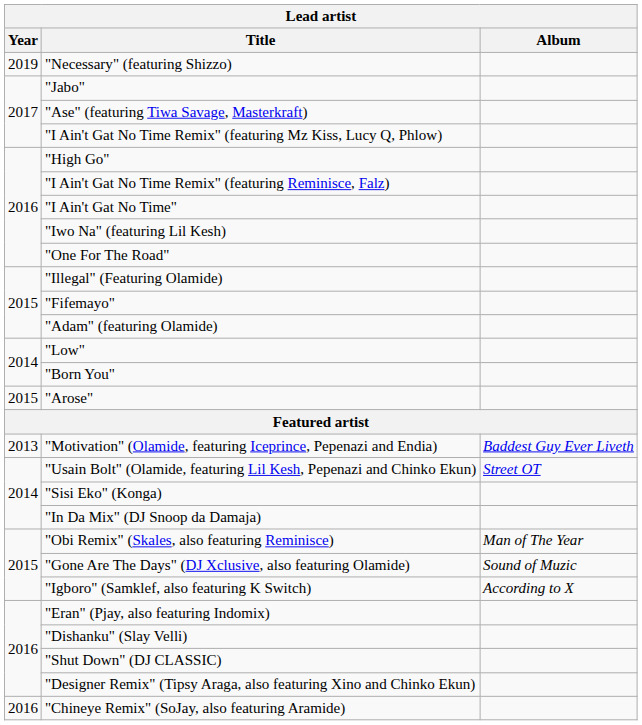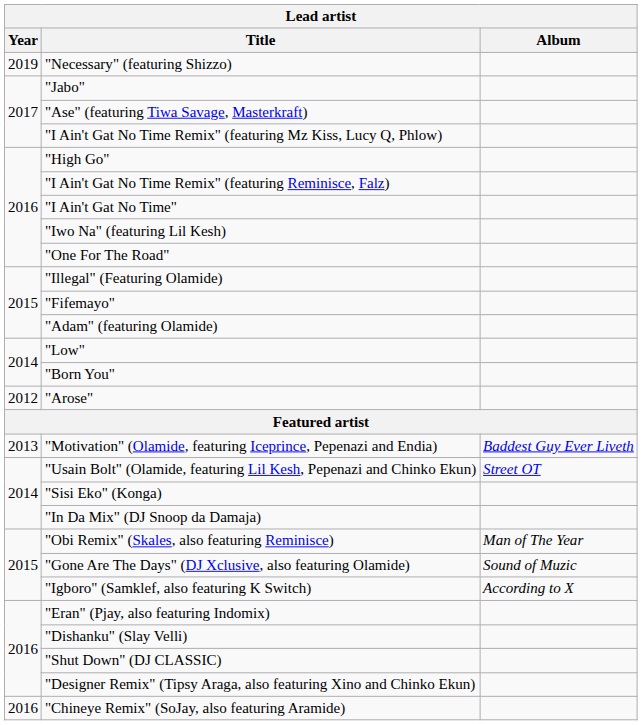(23, 398) 2015 -> (23, 398) 2012
